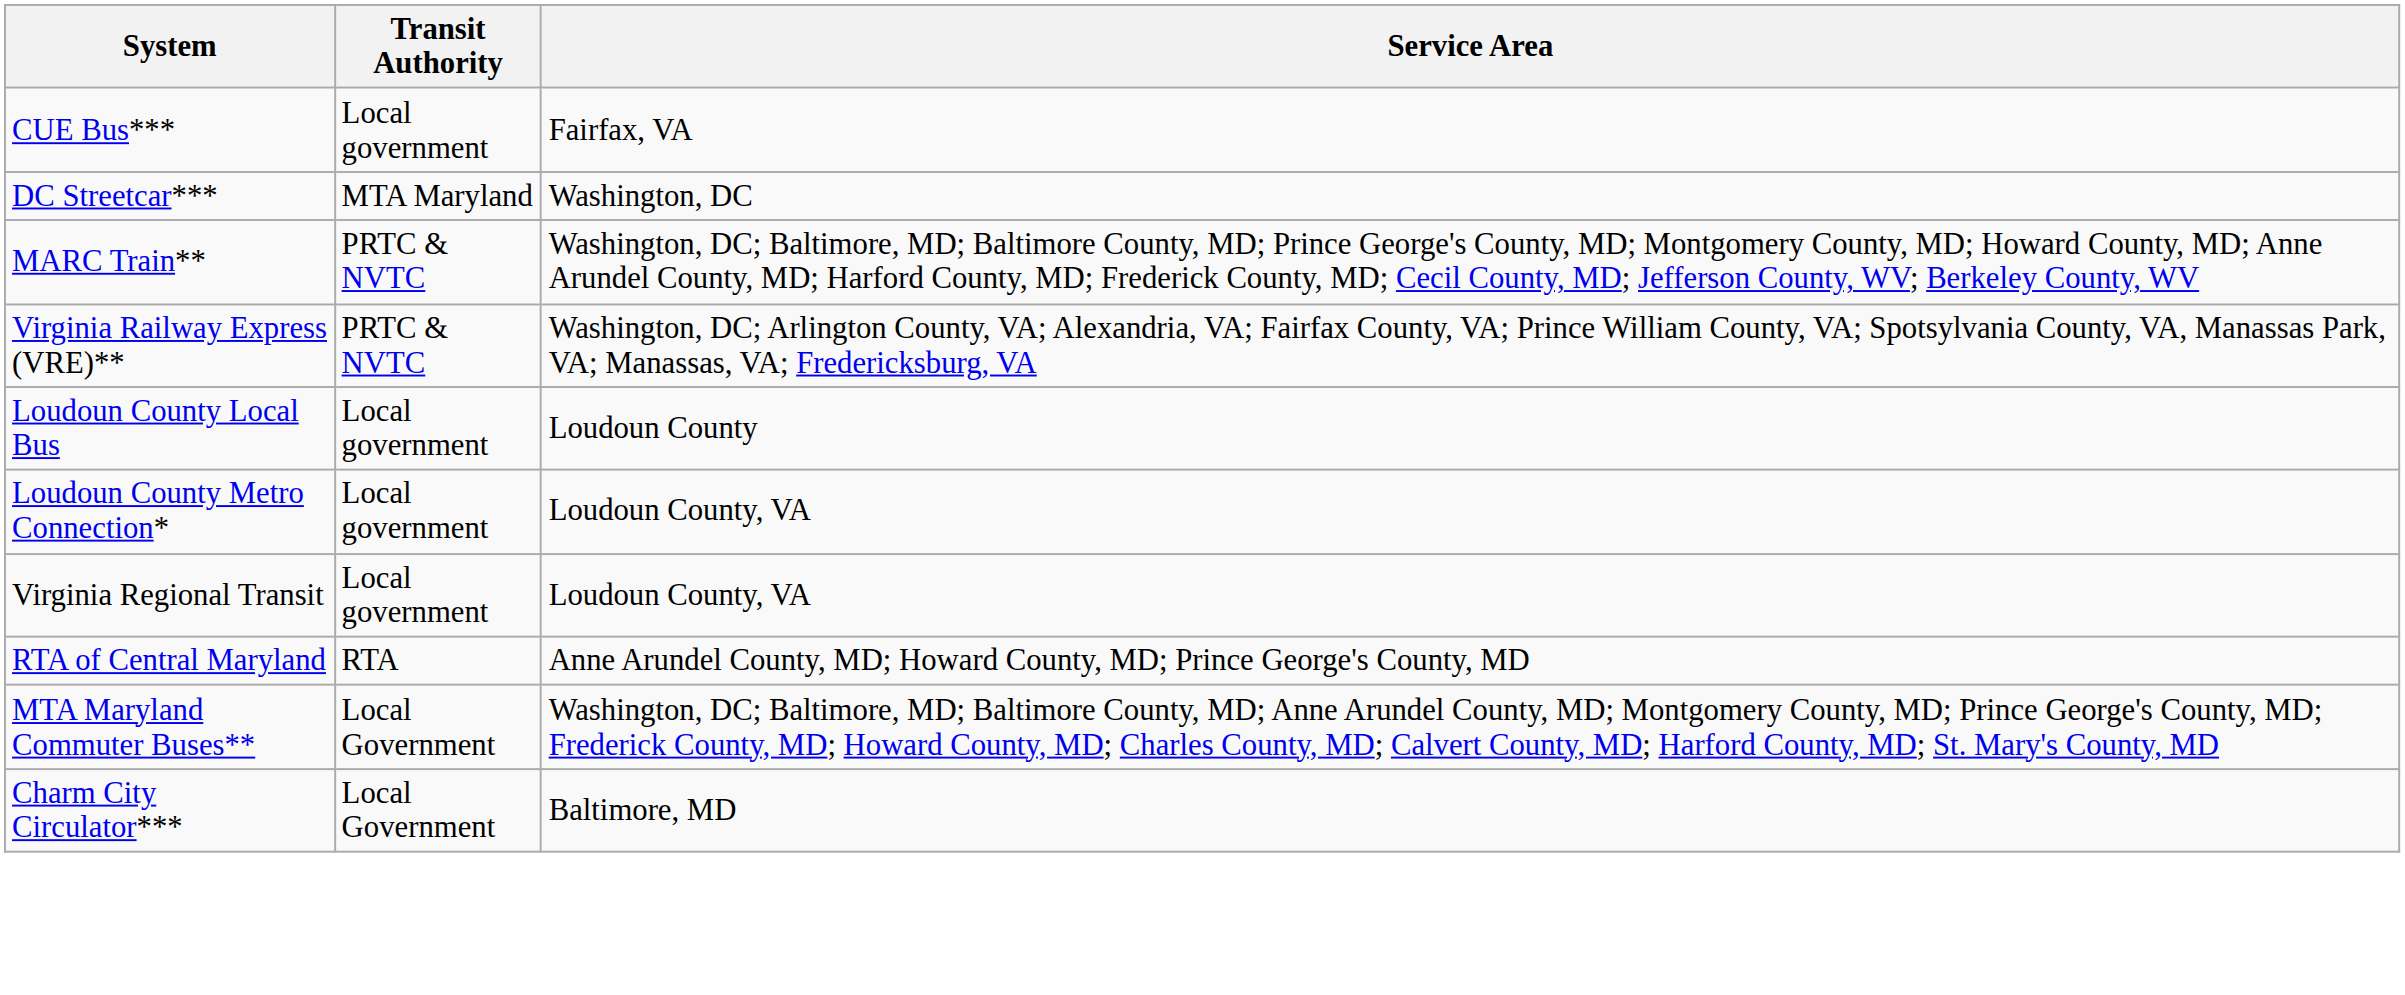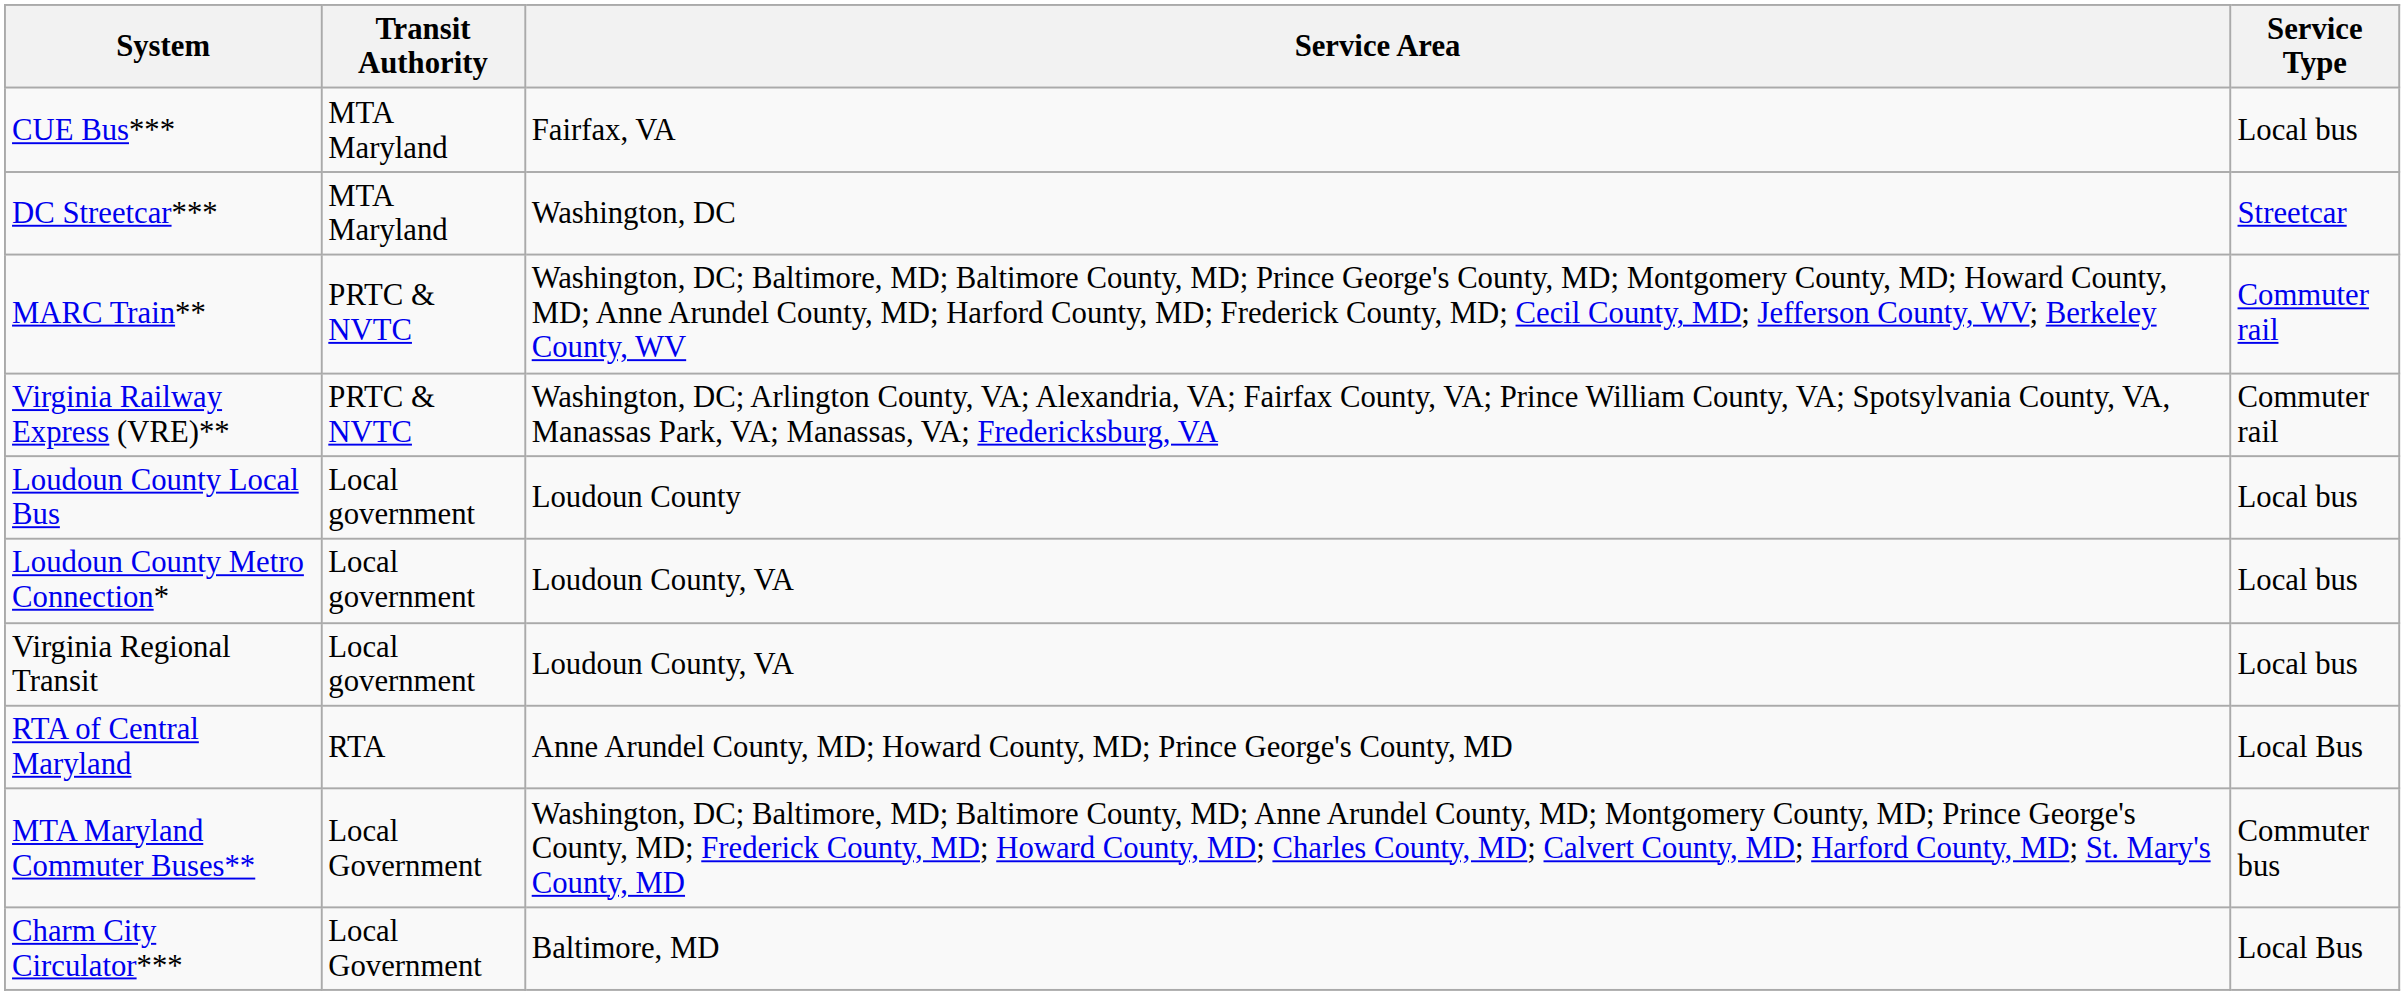+ column: (2315, 46)
(415, 129) Local government -> (388, 129) MTA Maryland
